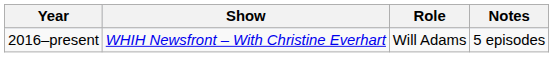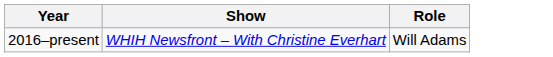- column: (509, 16)
